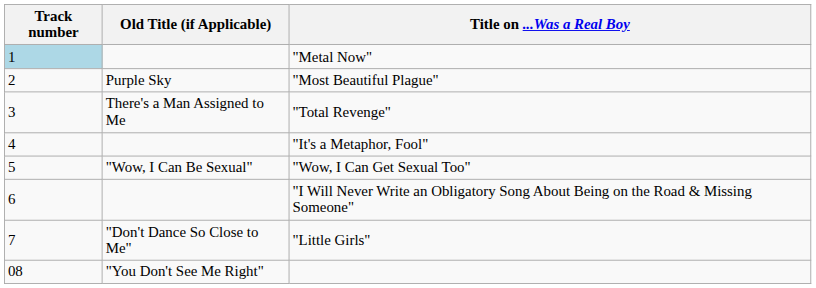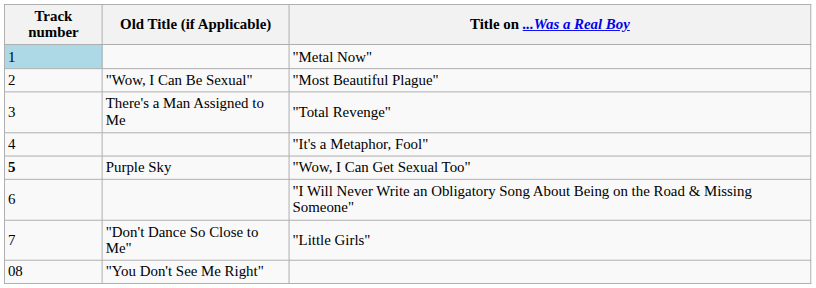(139, 80) Purple Sky -> (179, 80) "Wow, I Can Be Sexual"
(12, 167) normal -> (12, 167) bold
(179, 167) "Wow, I Can Be Sexual" -> (139, 167) Purple Sky
